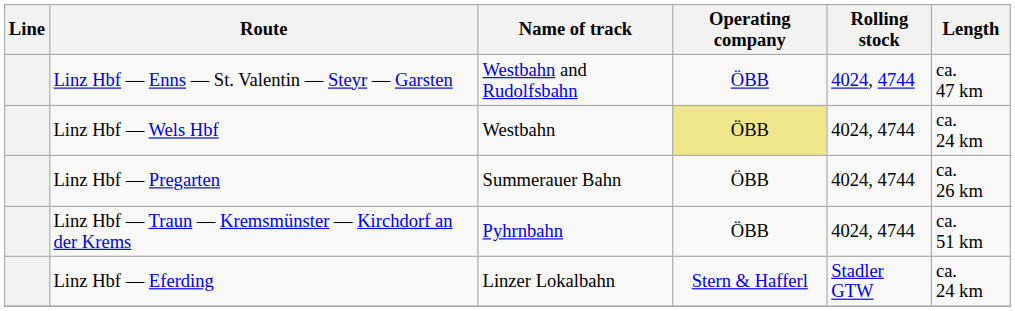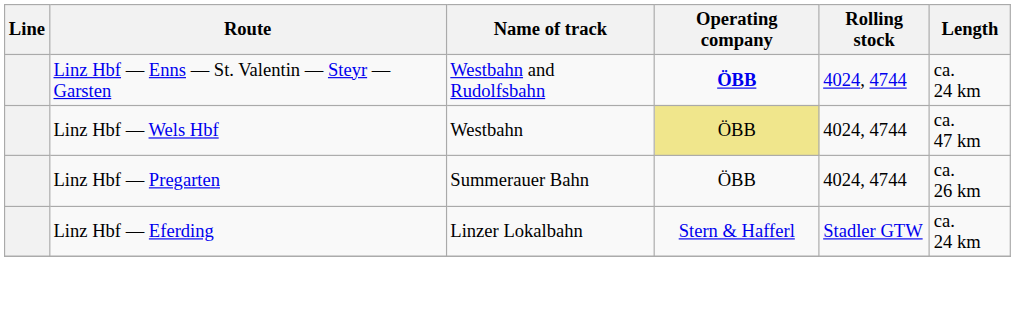(750, 79) normal -> (737, 79) bold
(959, 79) ca. 47 km -> (957, 79) ca. 24 km
(959, 130) ca. 24 km -> (957, 130) ca. 47 km
- row: (253, 230)
